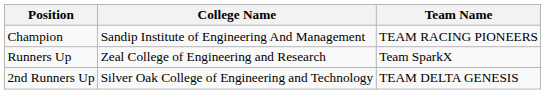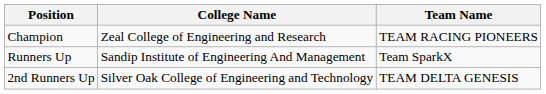(233, 36) Sandip Institute of Engineering And Management -> (213, 36) Zeal College of Engineering and Research
(213, 57) Zeal College of Engineering and Research -> (233, 57) Sandip Institute of Engineering And Management
